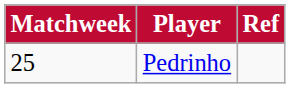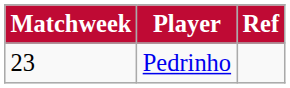(23, 62) 25 -> (23, 62) 23
